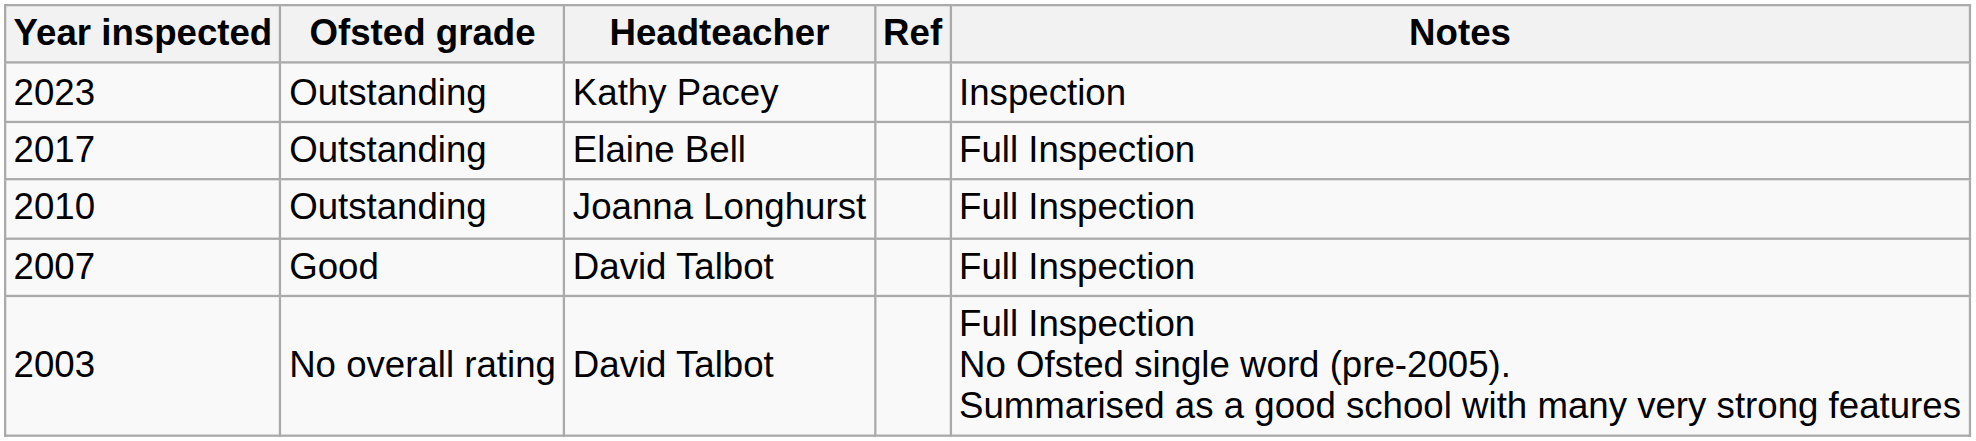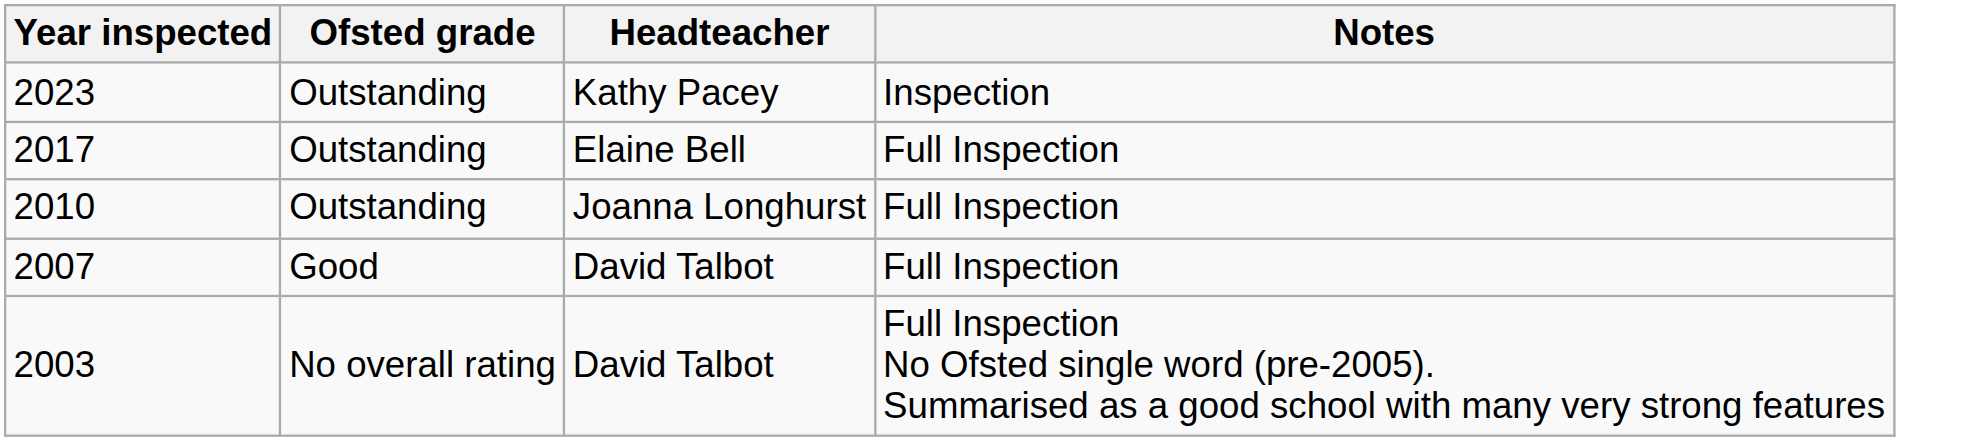- column: (913, 33)
